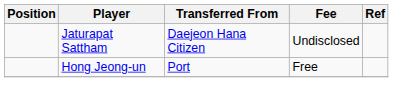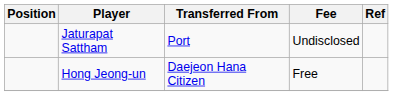(207, 40) Daejeon Hana Citizen -> (179, 40) Port
(179, 67) Port -> (207, 74) Daejeon Hana Citizen
